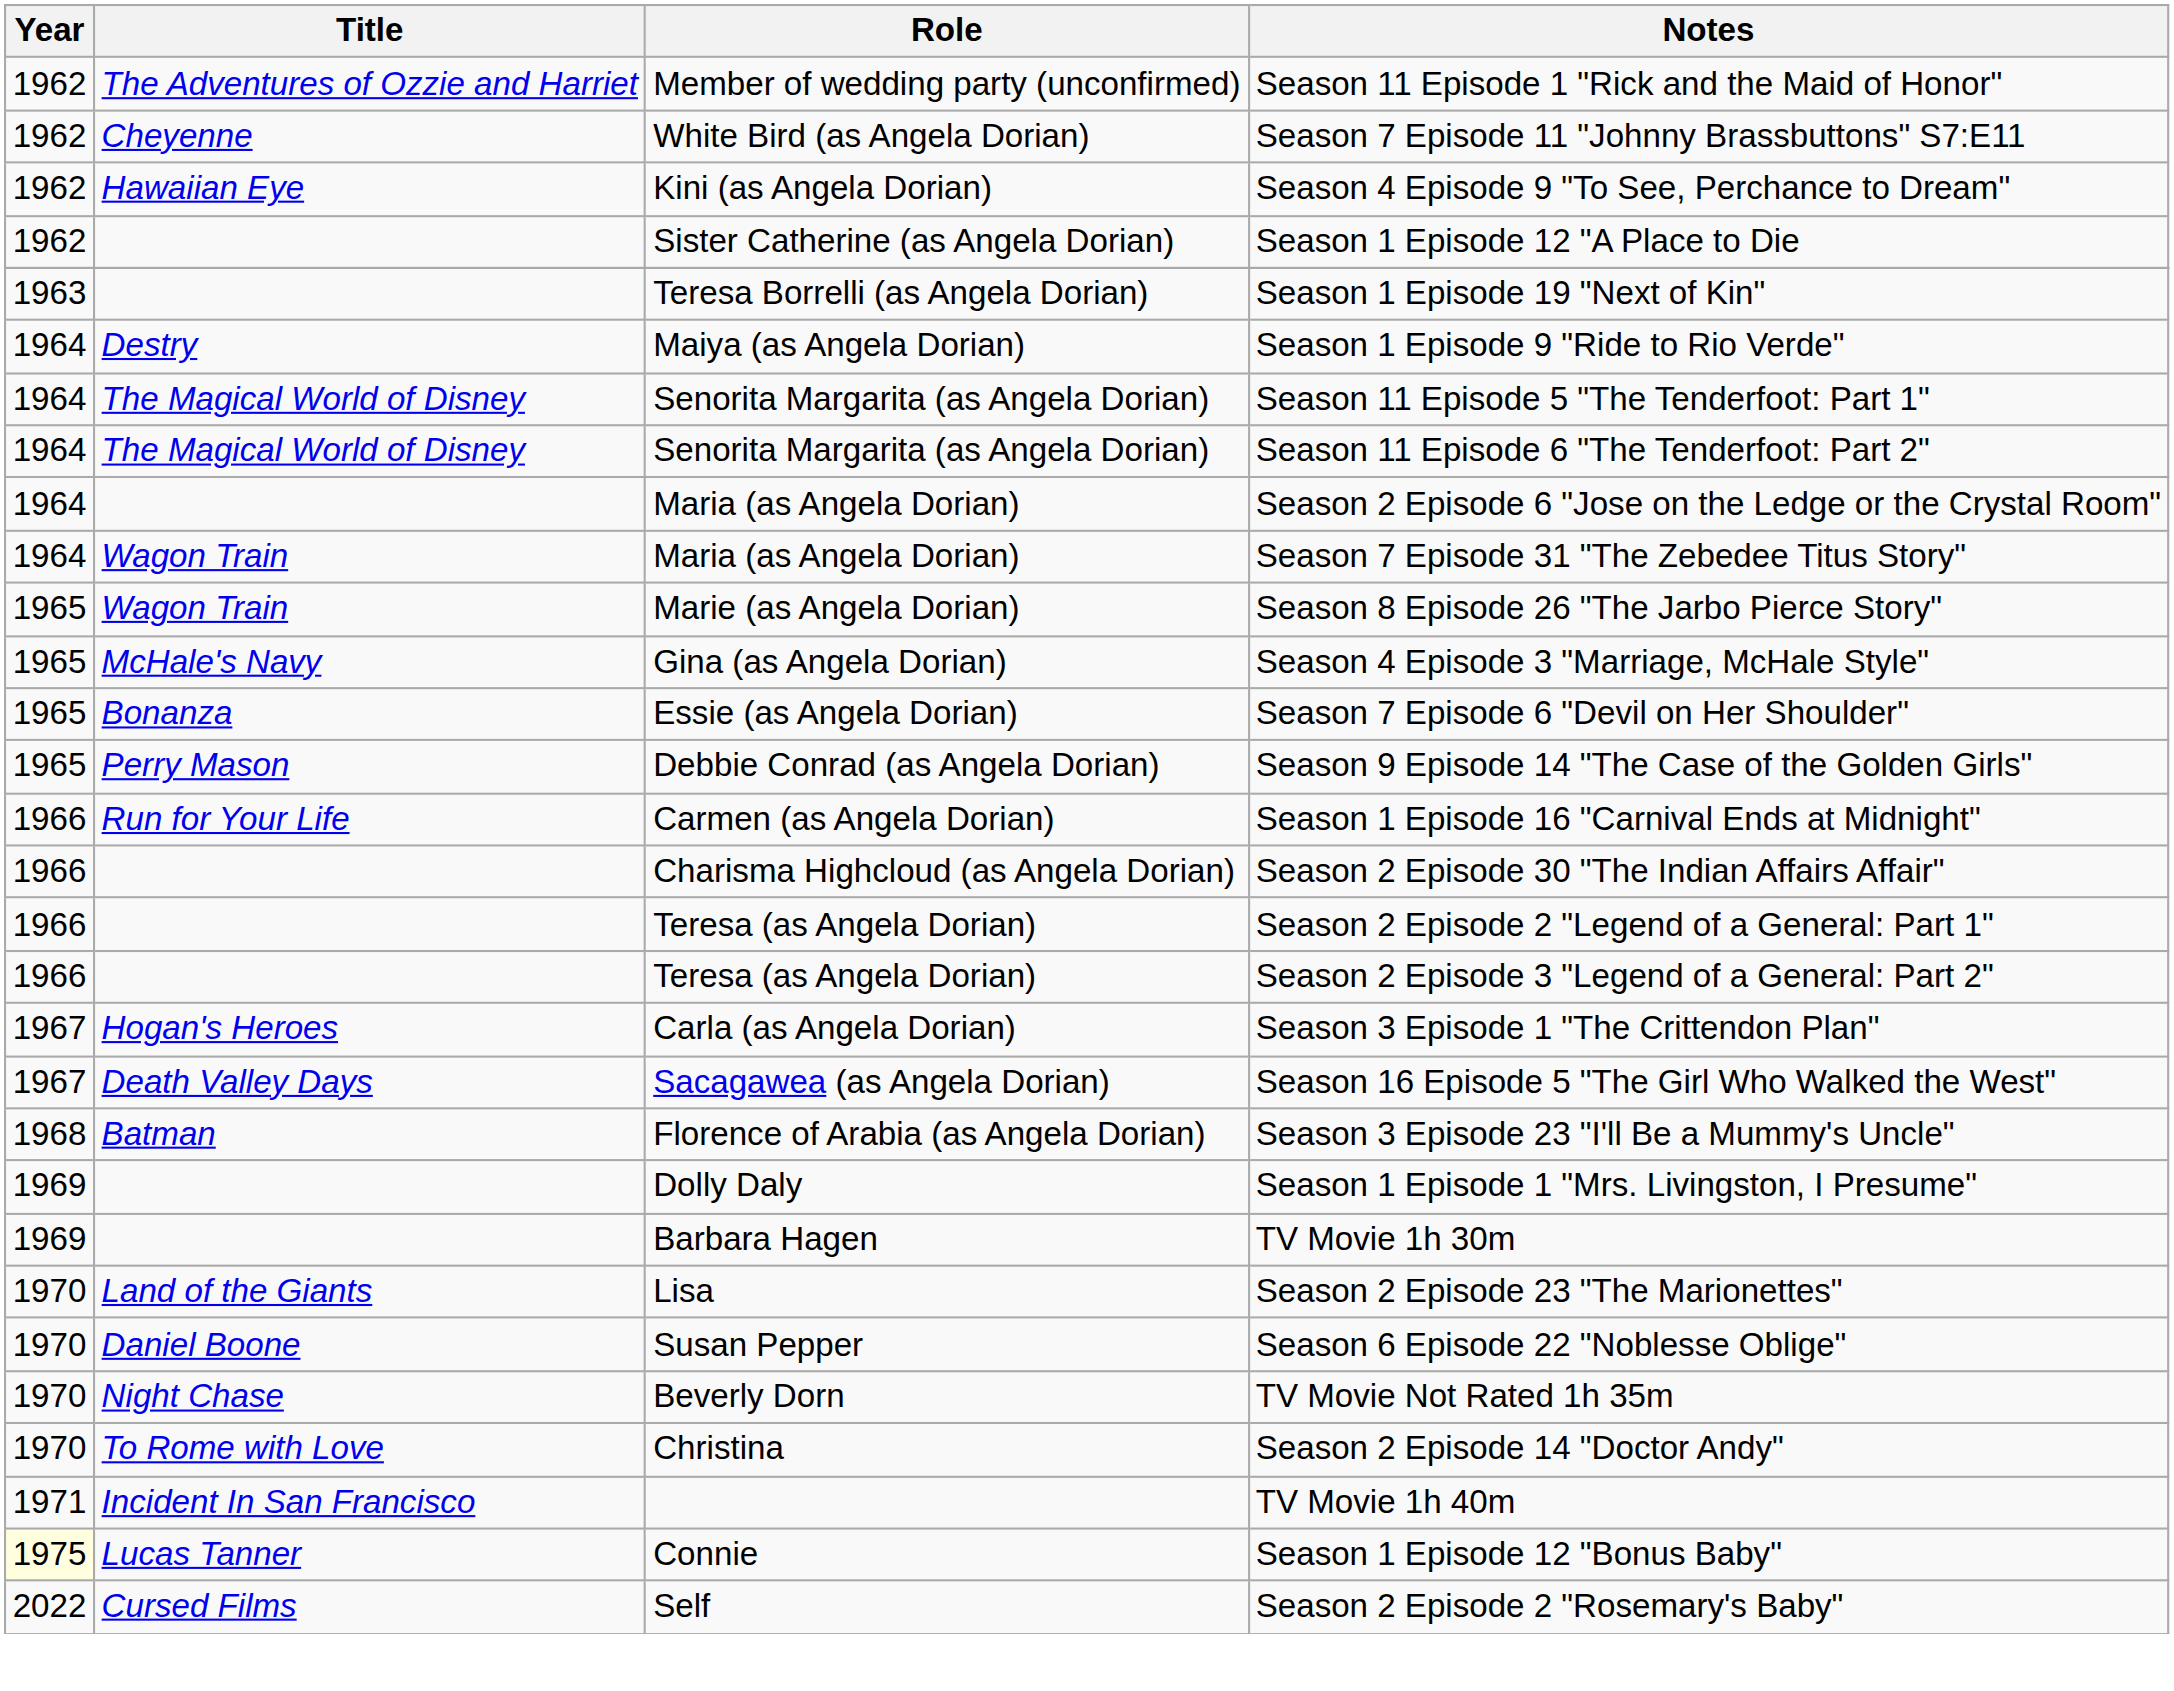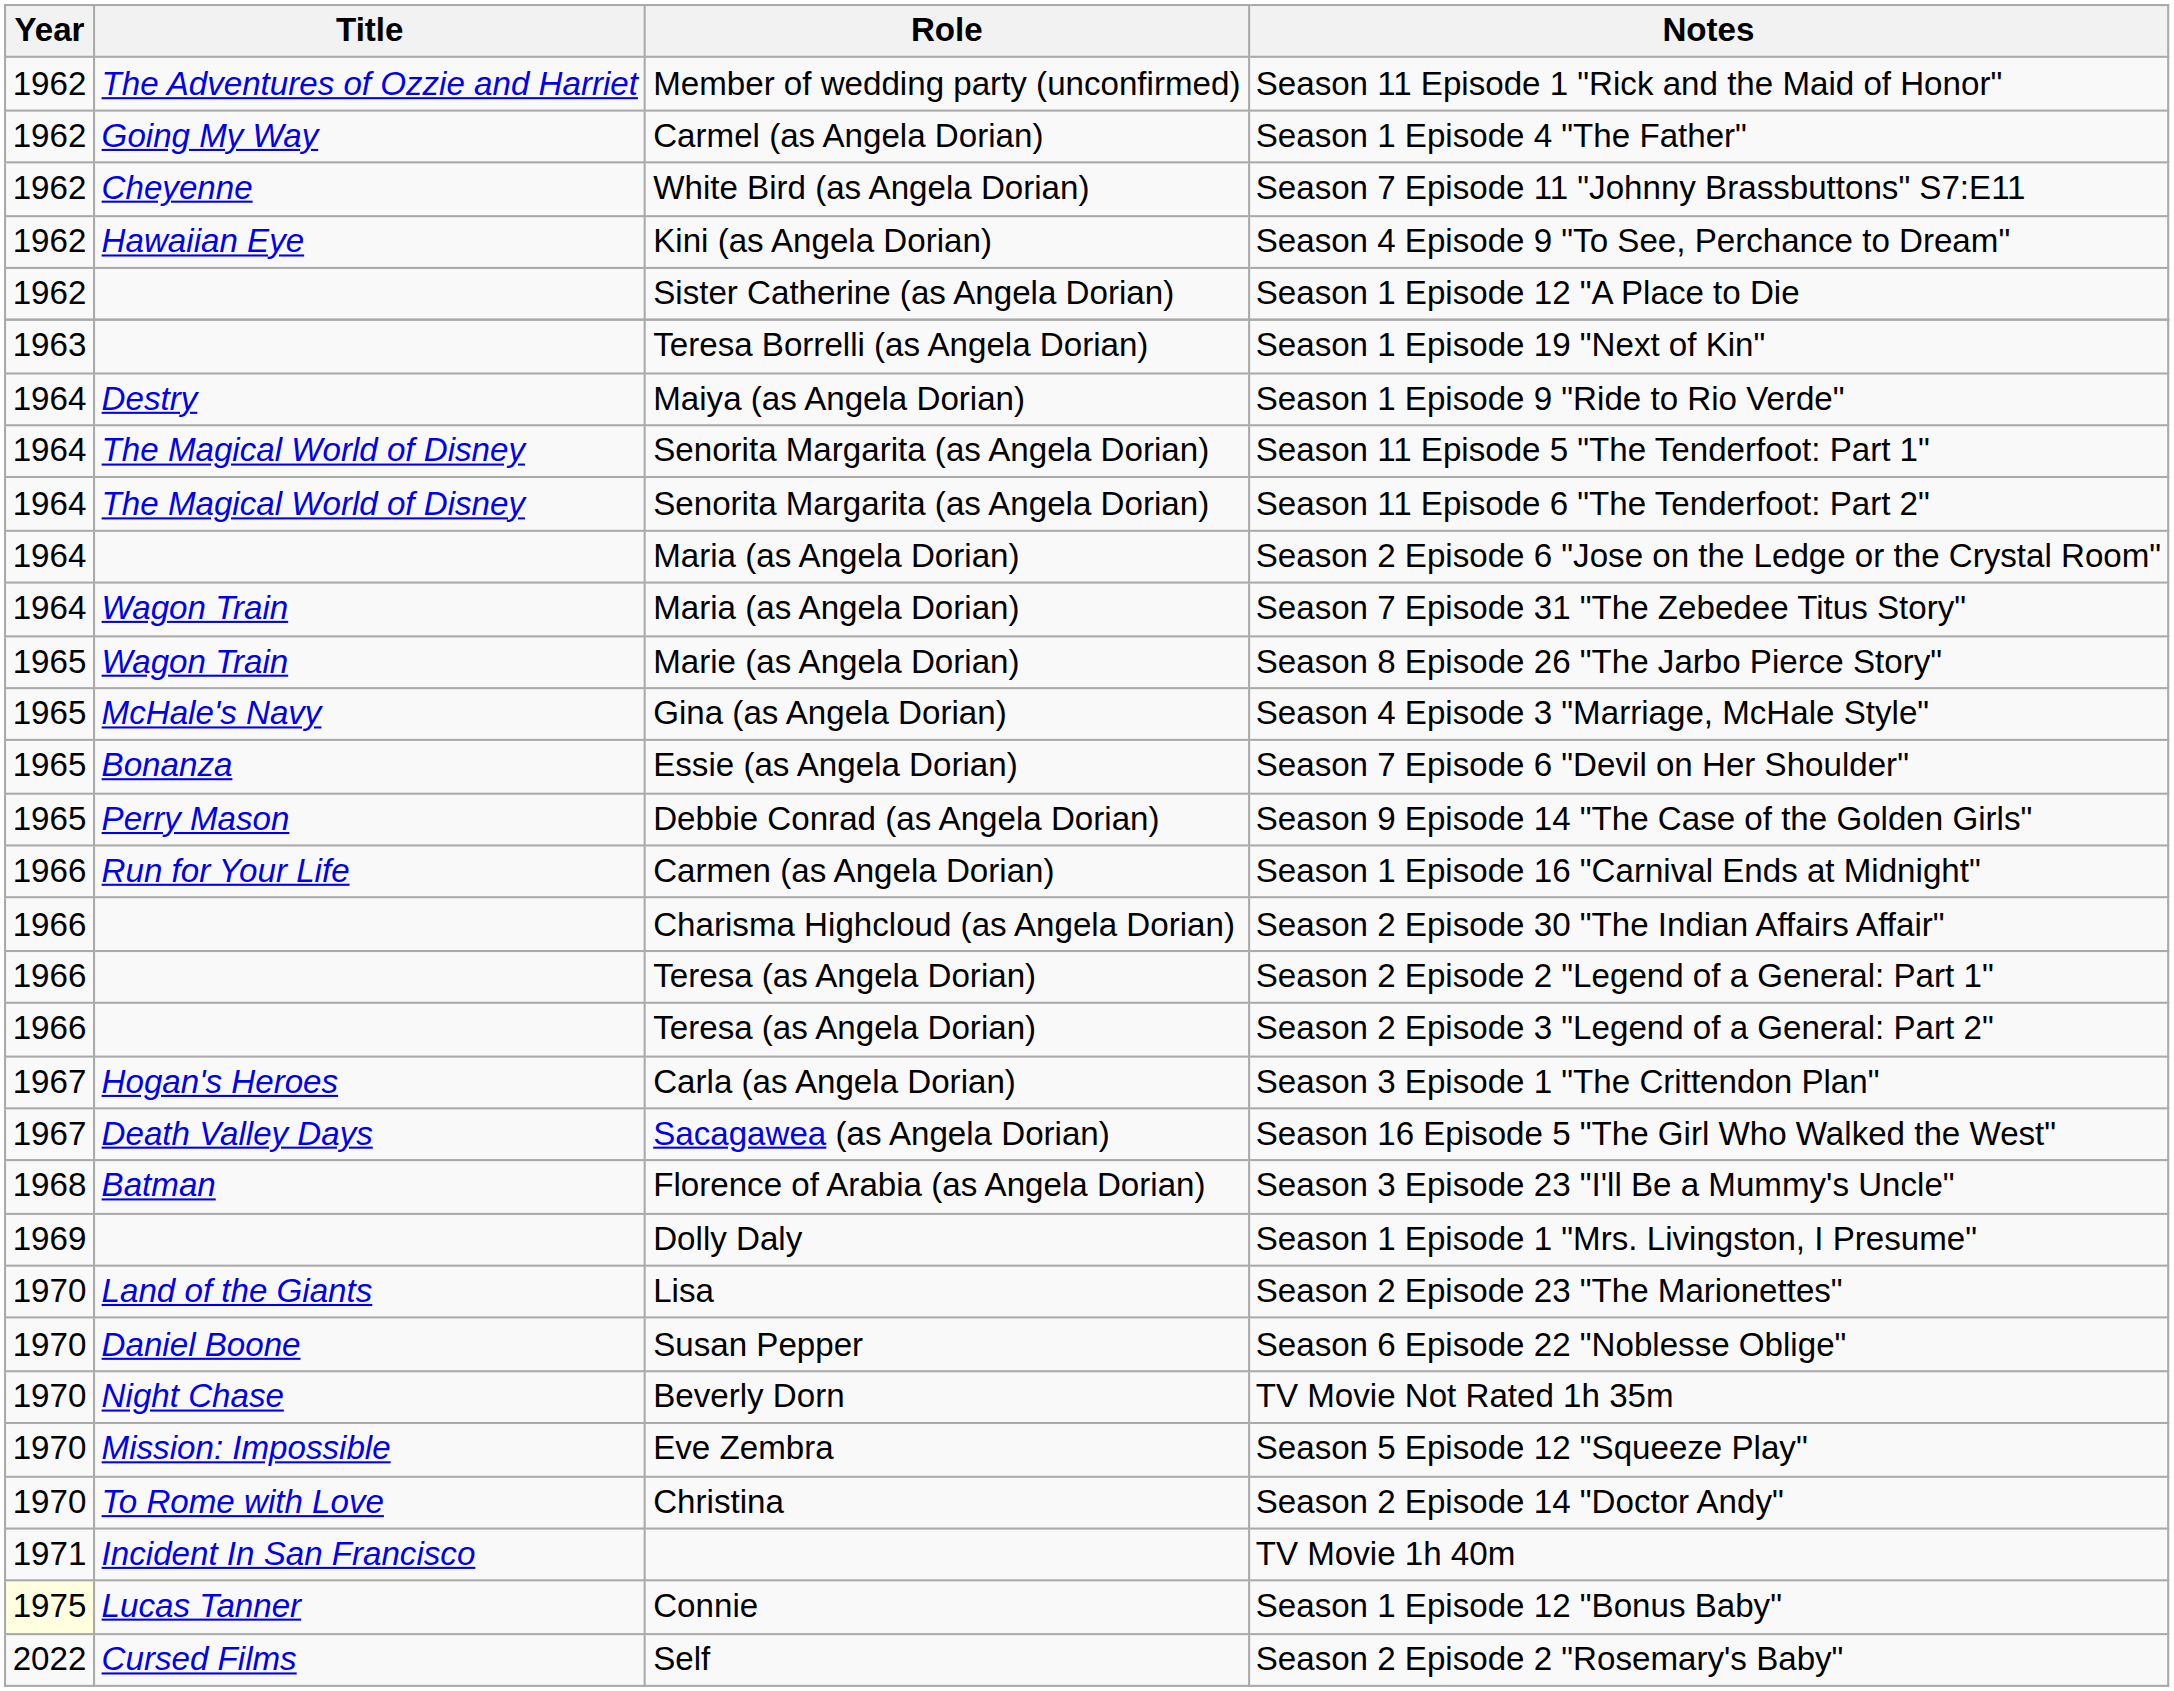+ row: (1501, 135)
- row: (1385, 1238)
+ row: (1532, 1448)
